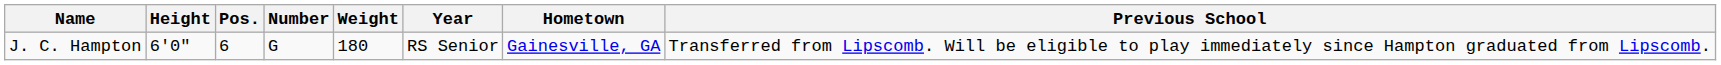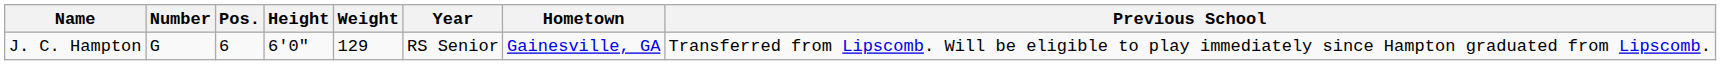columns swapped: (299, 19) <-> (180, 19)
(353, 46) 180 -> (353, 46) 129
